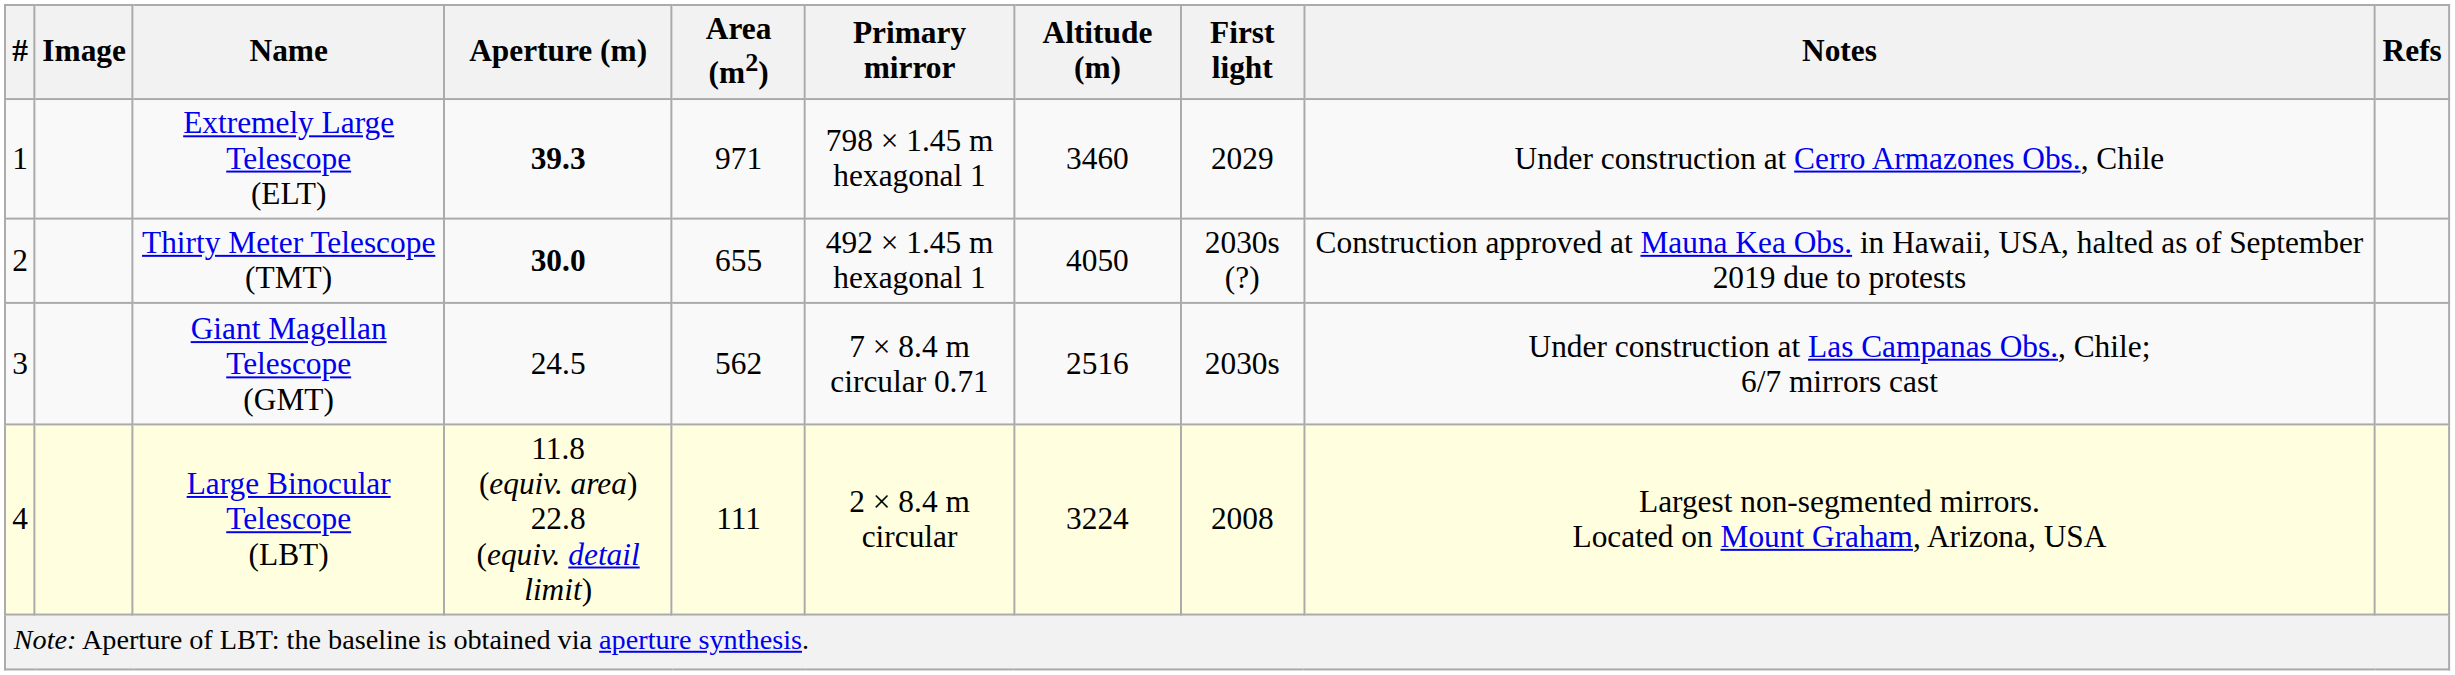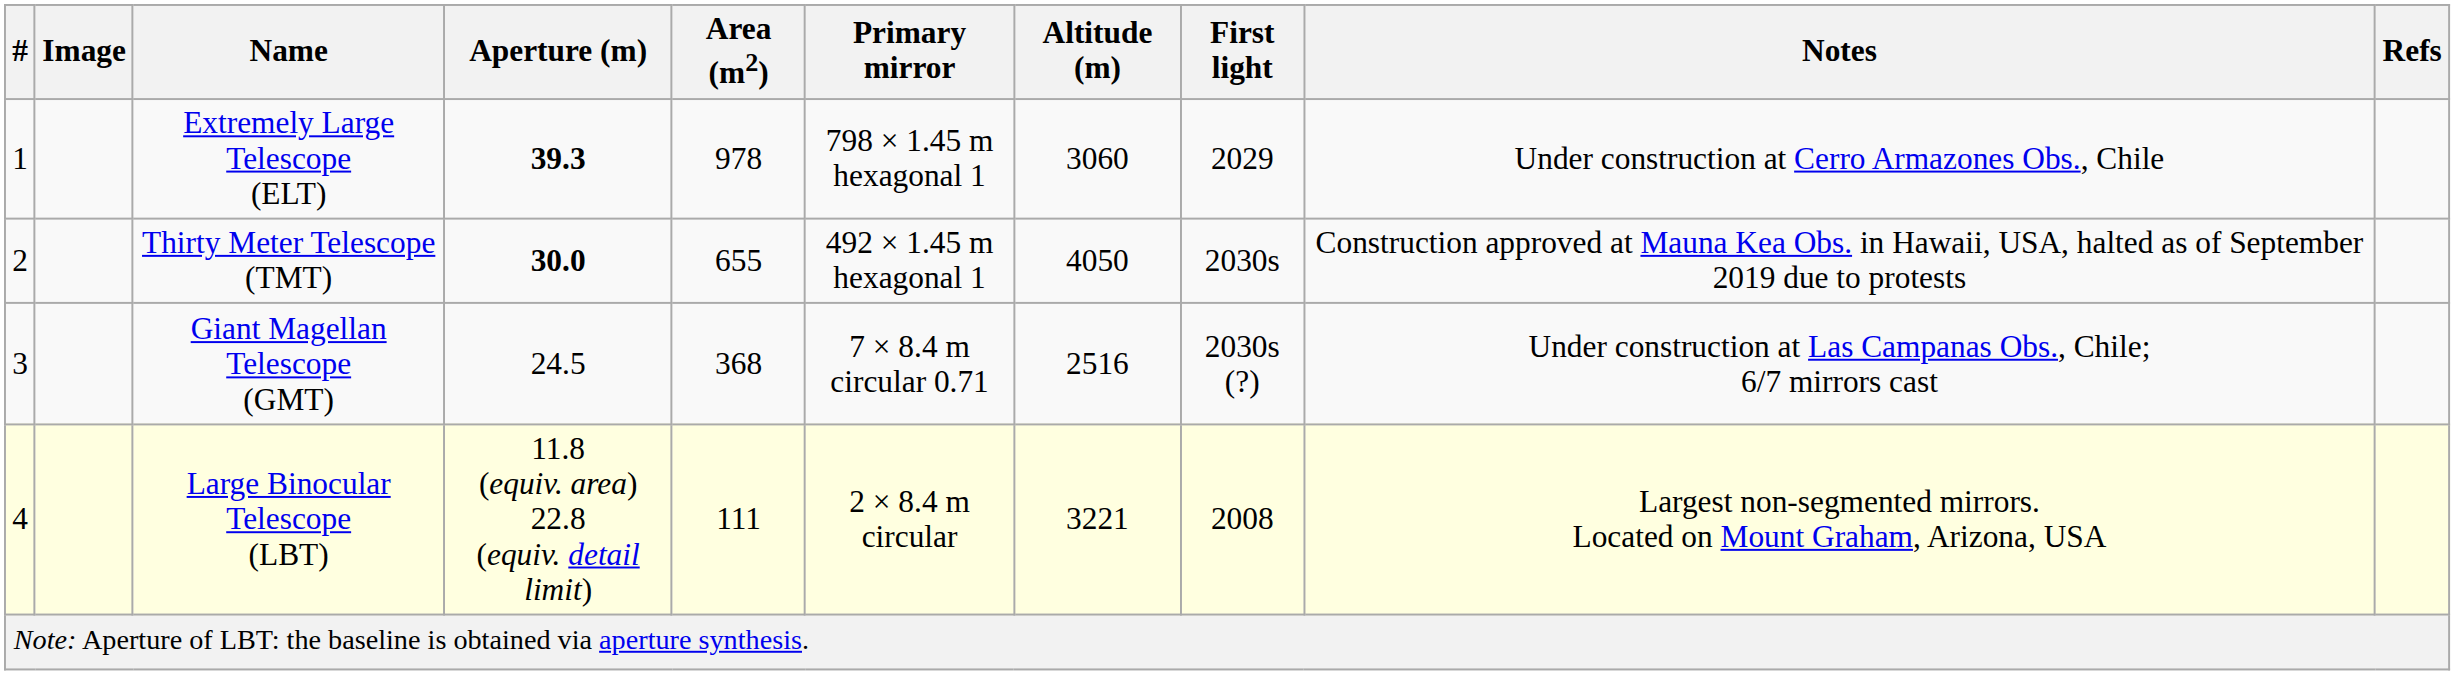(739, 158) 971 -> (739, 158) 978
(1097, 158) 3460 -> (1097, 158) 3060
(1242, 260) 2030s (?) -> (1242, 260) 2030s
(739, 363) 562 -> (739, 363) 368
(1242, 363) 2030s -> (1242, 363) 2030s (?)
(1097, 519) 3224 -> (1097, 519) 3221
